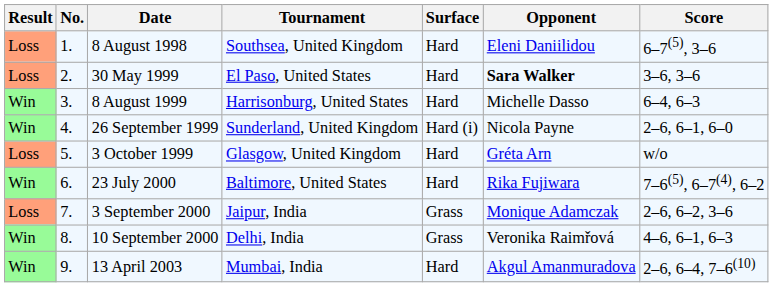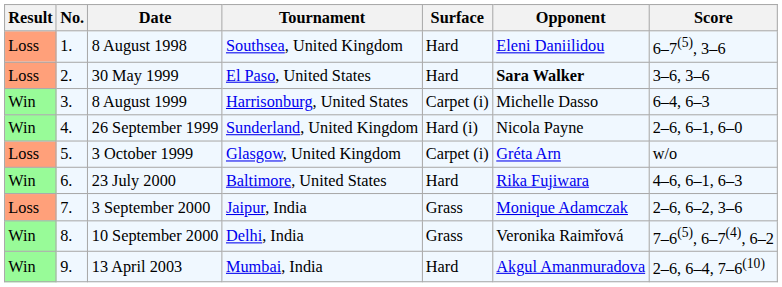(442, 100) Hard -> (457, 100) Carpet (i)
(442, 153) Hard -> (457, 153) Carpet (i)
(704, 182) 7–6(5), 6–7(4), 6–2 -> (697, 180) 4–6, 6–1, 6–3
(688, 237) 4–6, 6–1, 6–3 -> (713, 235) 7–6(5), 6–7(4), 6–2
